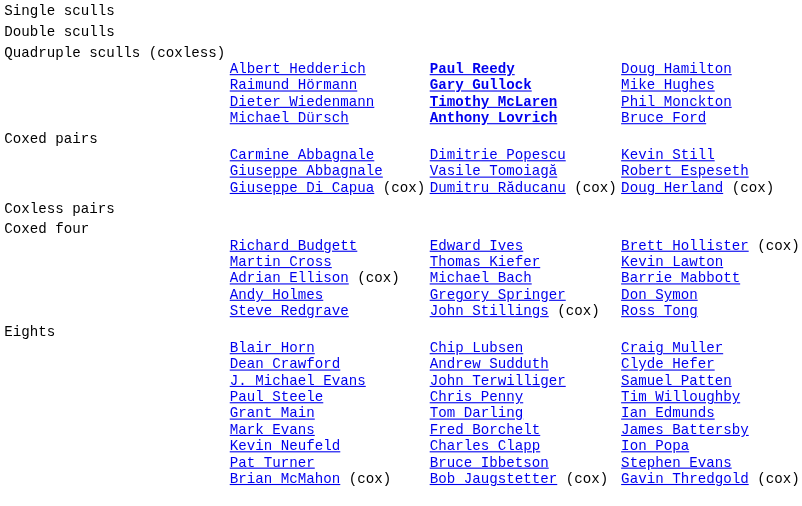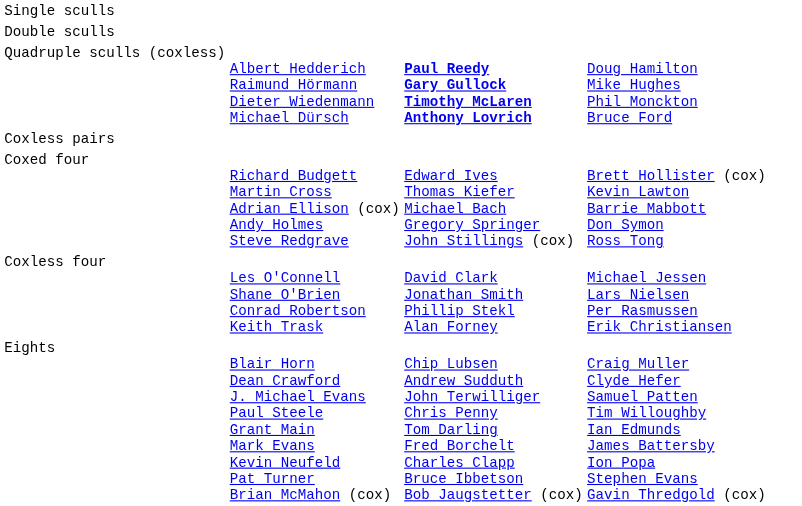- row: (51, 139)
+ row: (55, 262)
